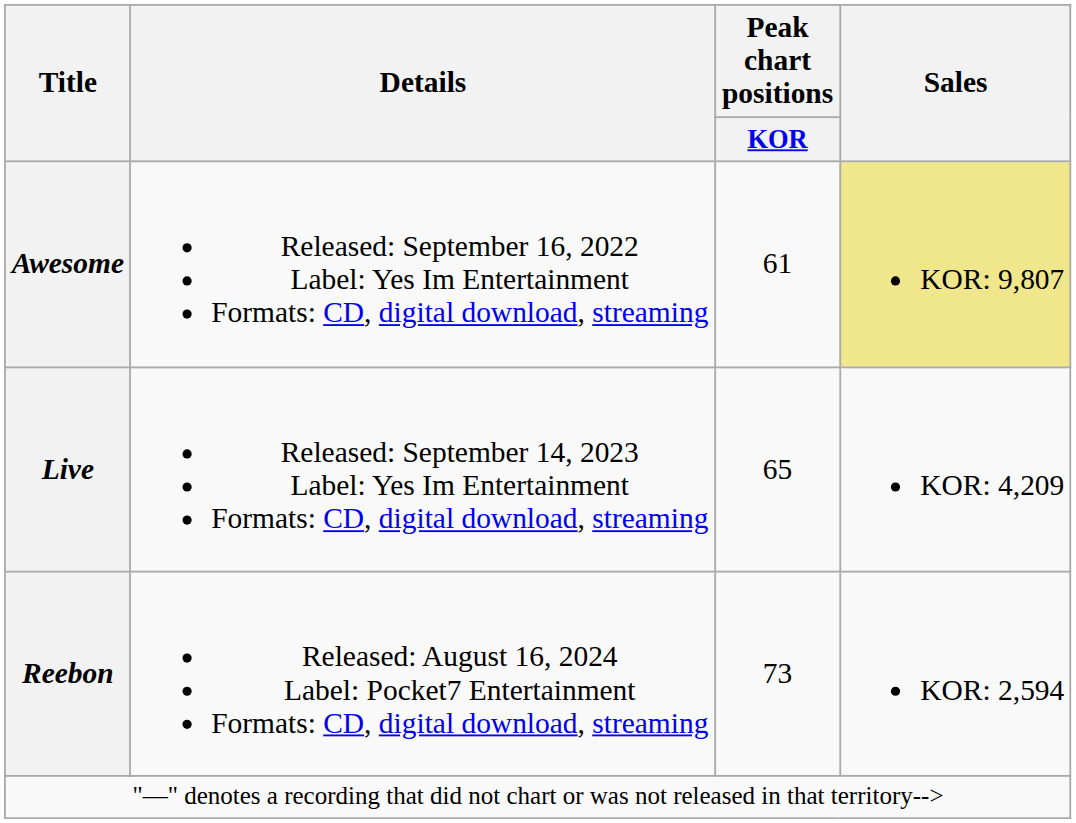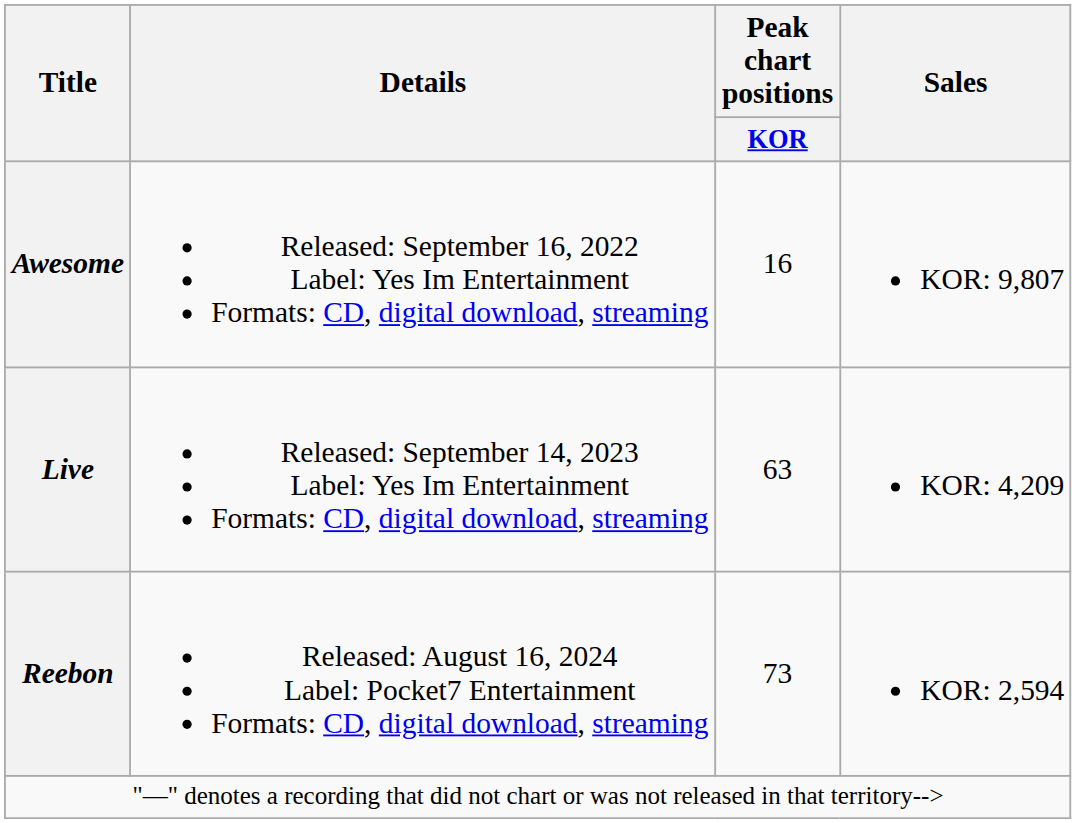(778, 263) 61 -> (778, 263) 16
(956, 281) khaki background -> (956, 281) no background
(778, 468) 65 -> (778, 468) 63
